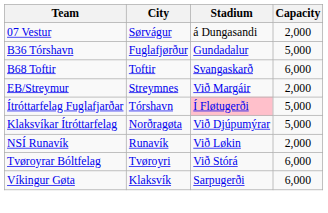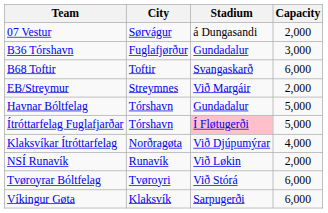(298, 50) 5,000 -> (298, 50) 3,000
+ row: (47, 106)
(298, 124) 5,000 -> (298, 143) 4,000
